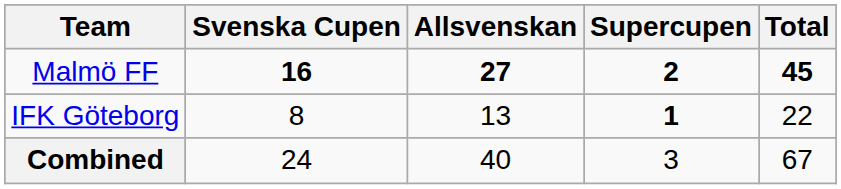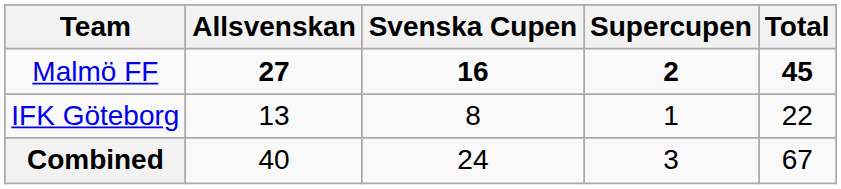columns swapped: (495, 26) <-> (297, 26)
(671, 115) bold -> (671, 115) normal
